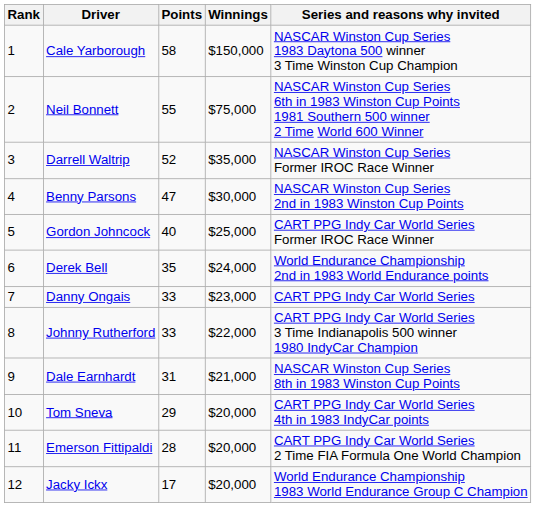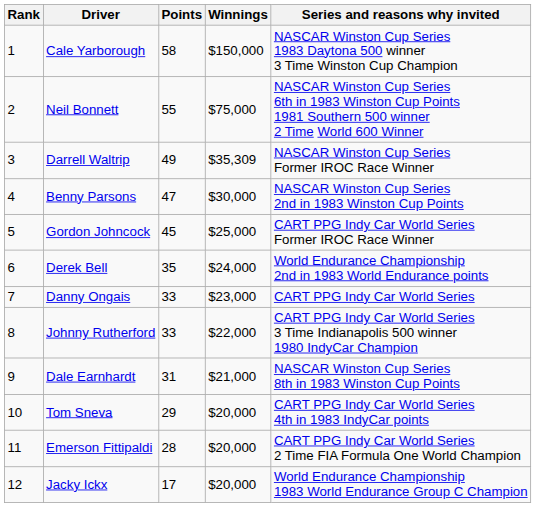(169, 160) 52 -> (169, 160) 49
(232, 160) $35,000 -> (232, 160) $35,309
(169, 232) 40 -> (169, 232) 45
